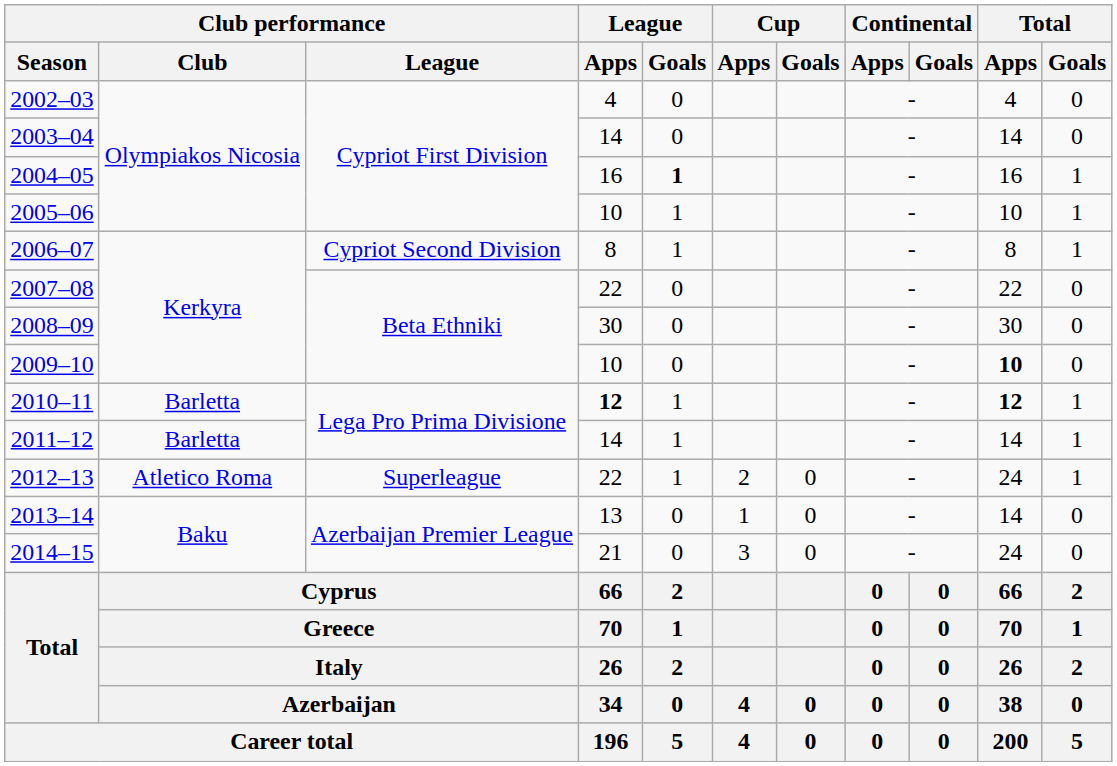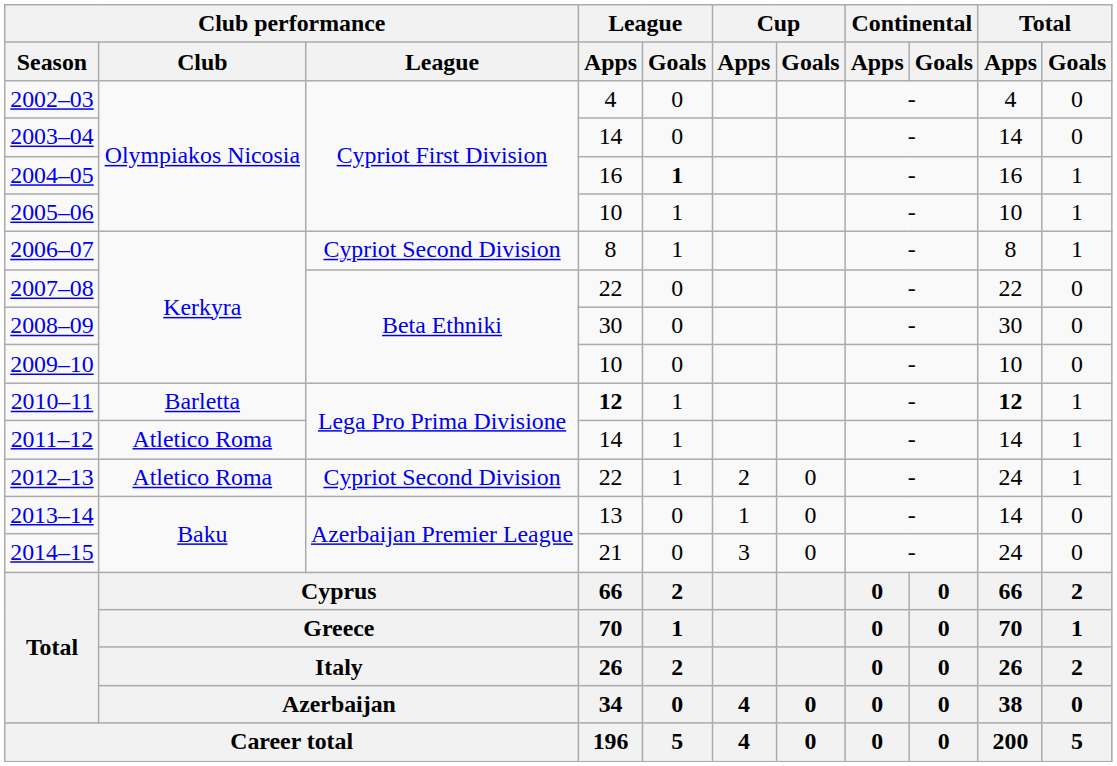(1010, 363) bold -> (1010, 363) normal
(202, 439) Barletta -> (202, 439) Atletico Roma
(442, 477) Superleague -> (442, 477) Cypriot Second Division
